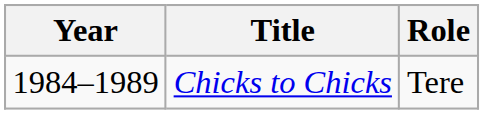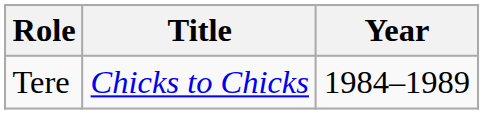columns swapped: (86, 30) <-> (438, 30)
